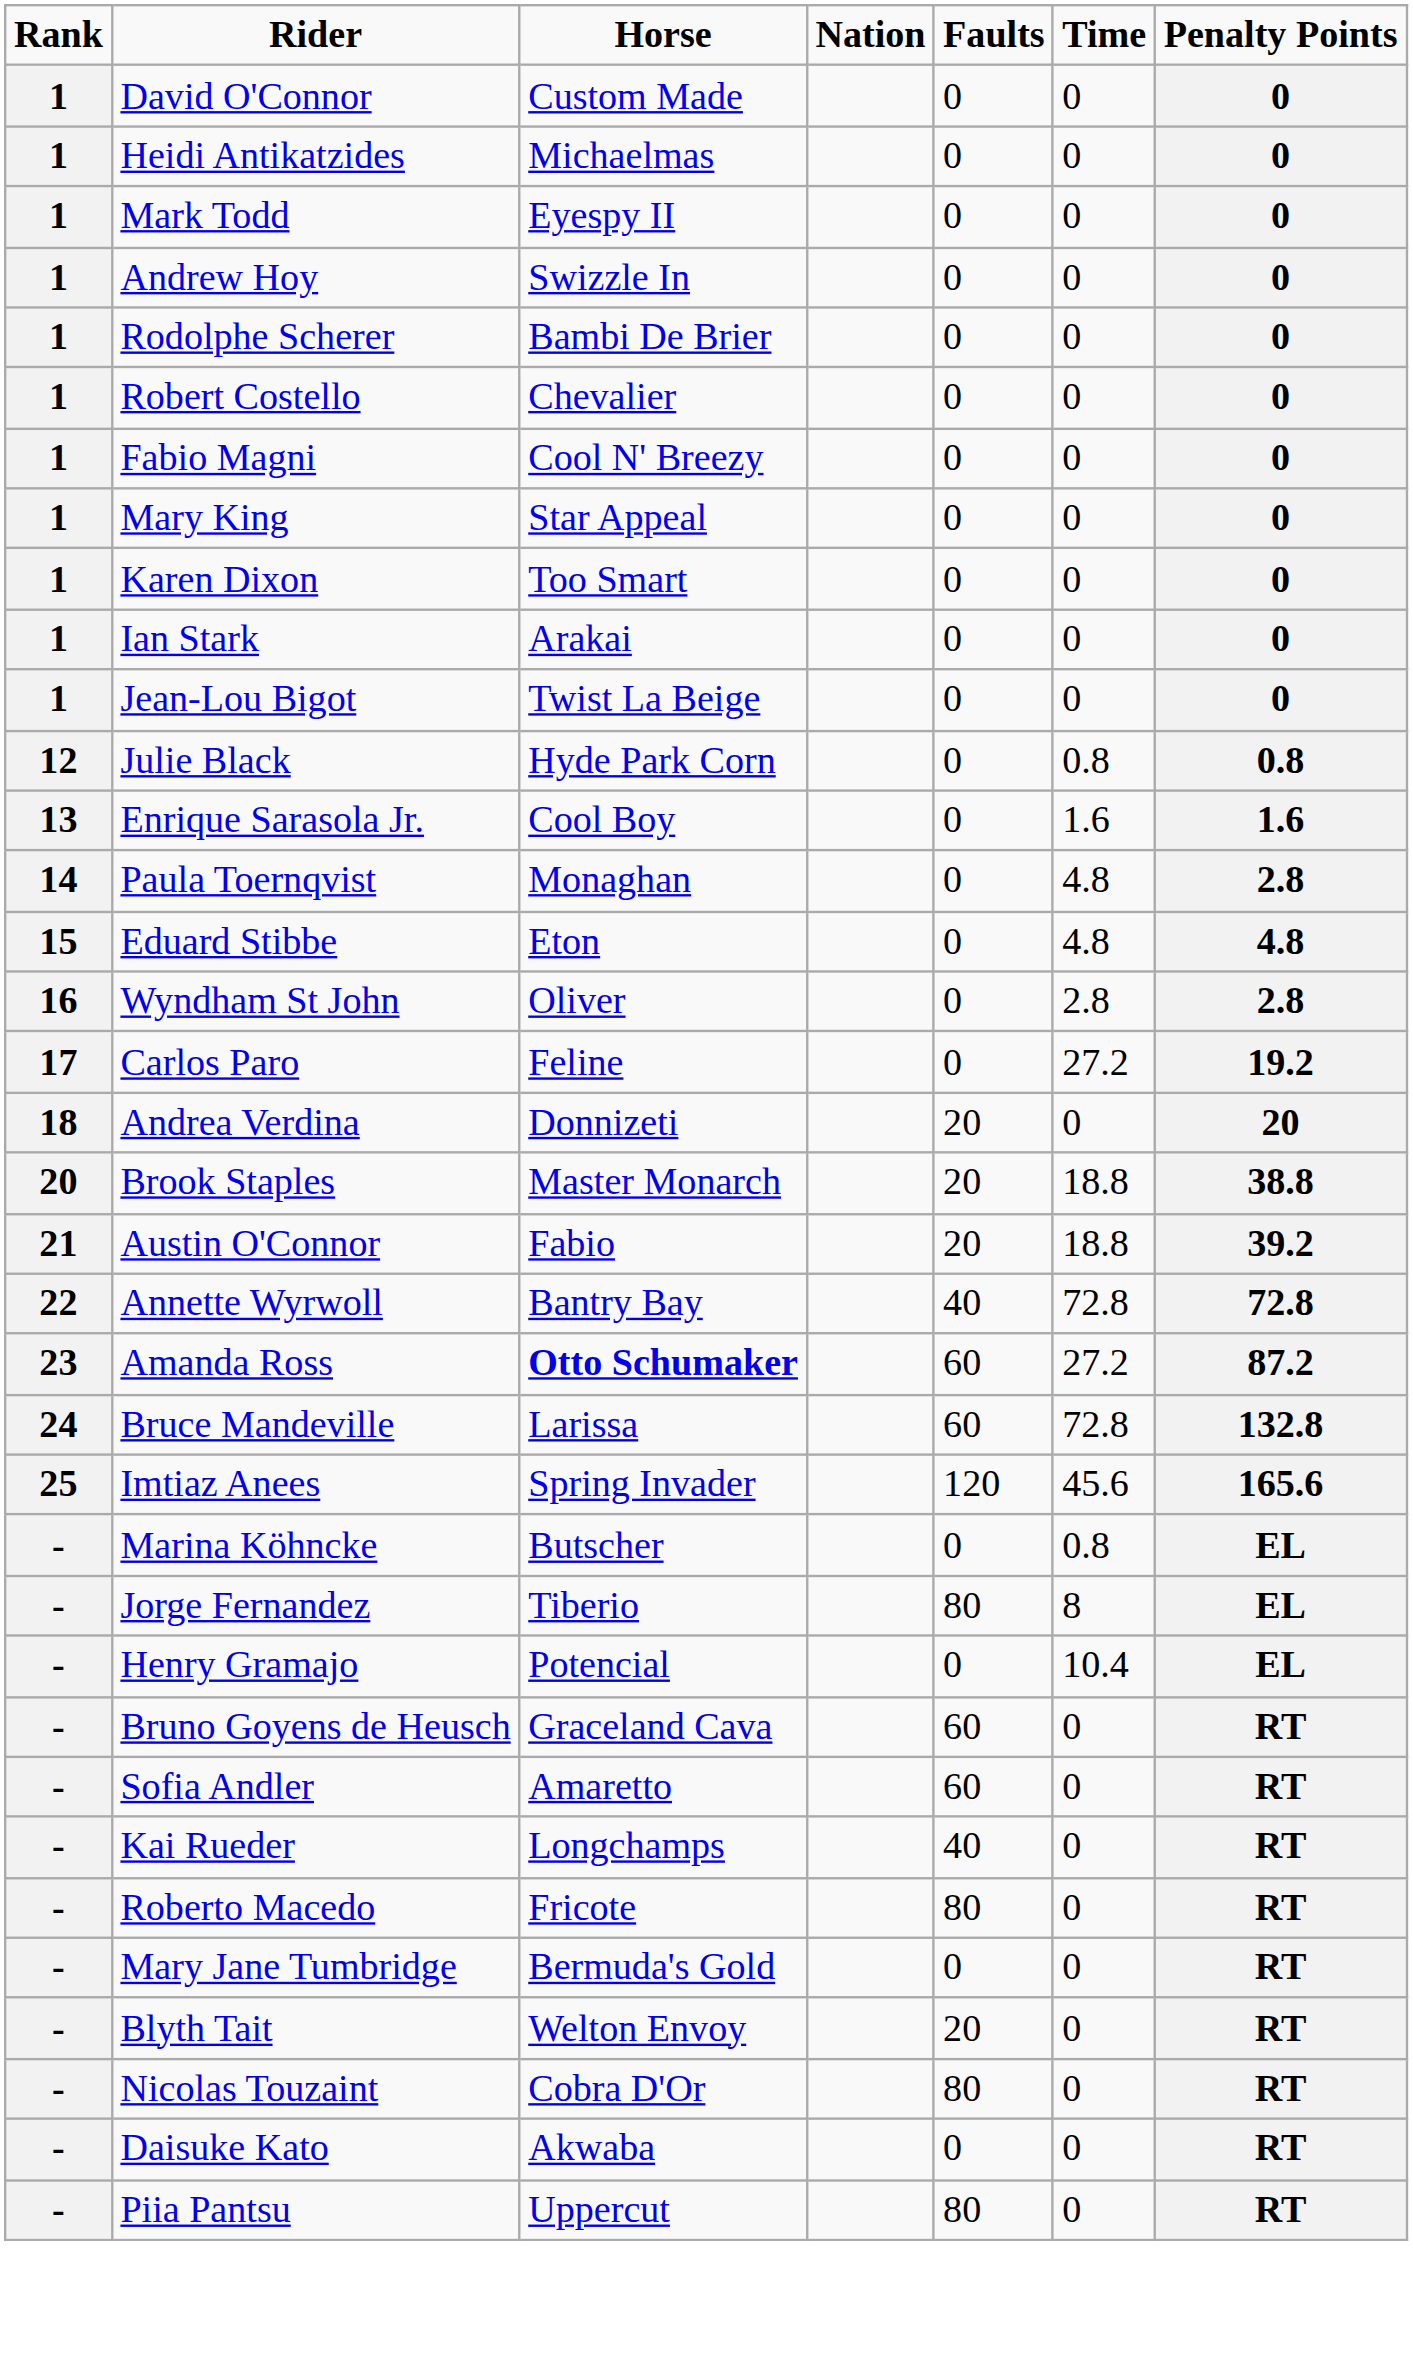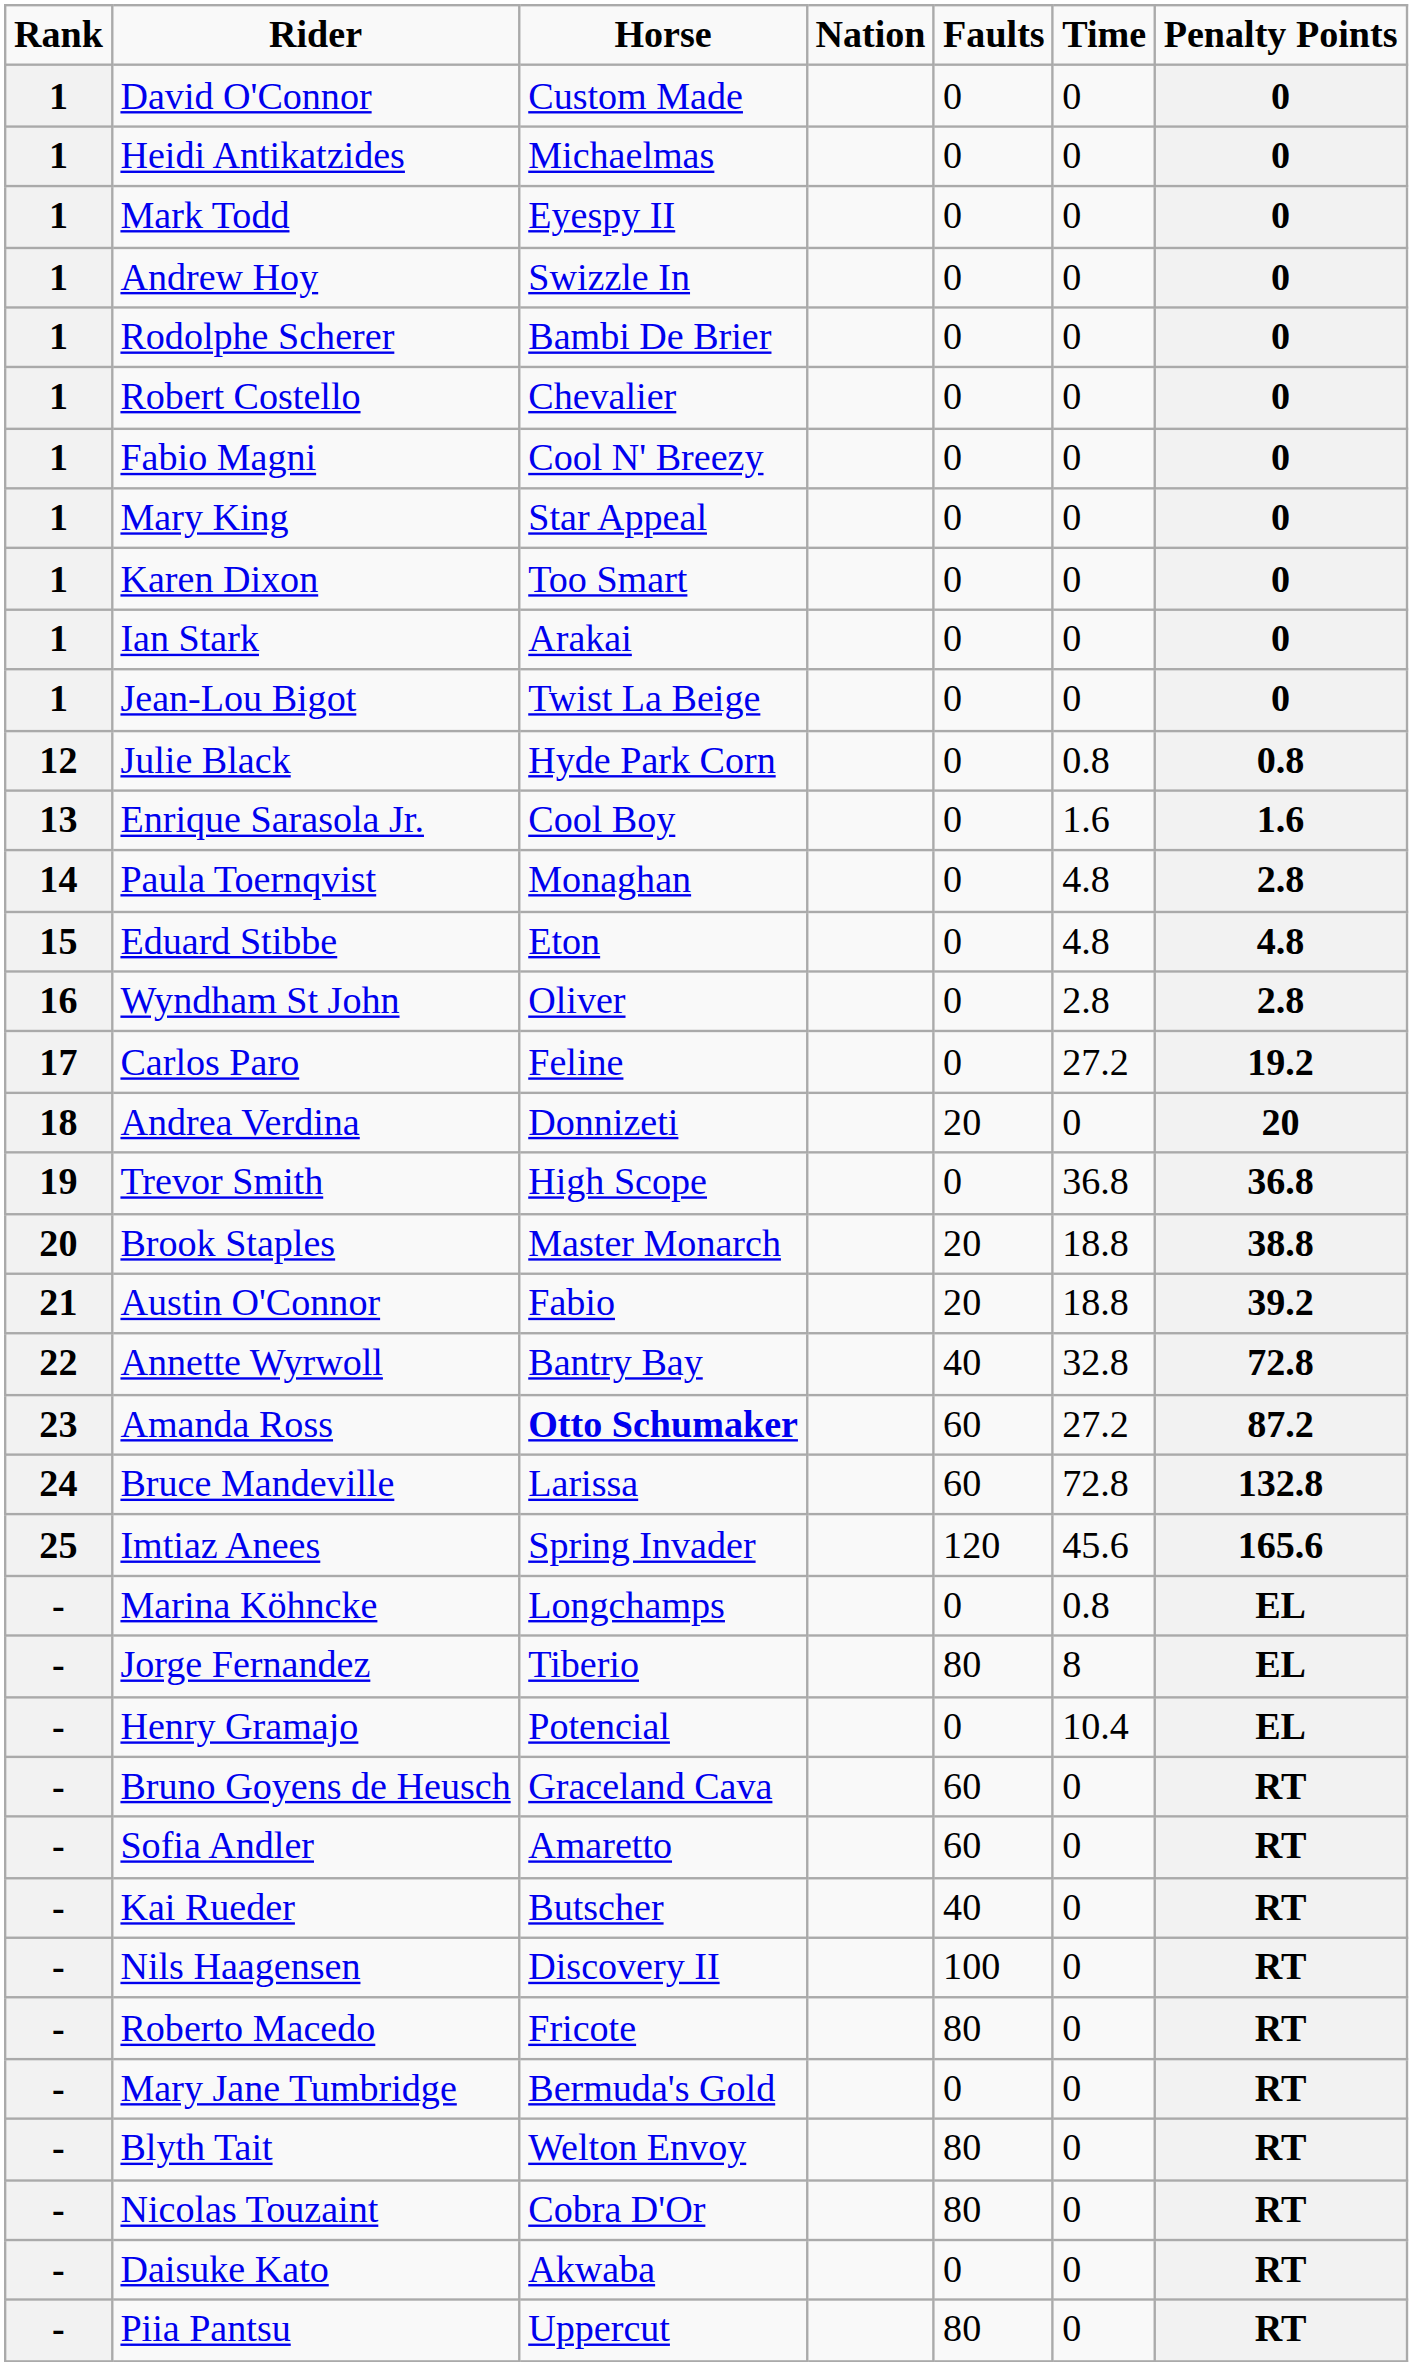+ row: (222, 1182)
(1096, 1302) 72.8 -> (1096, 1363) 32.8
(596, 1544) Butscher -> (627, 1604) Longchamps
(627, 1846) Longchamps -> (596, 1906) Butscher
+ row: (240, 1967)
(962, 2027) 20 -> (962, 2148) 80
